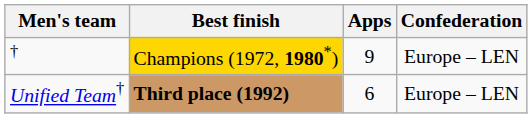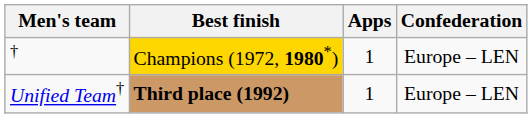(370, 56) 9 -> (370, 56) 1
(370, 94) 6 -> (370, 94) 1
